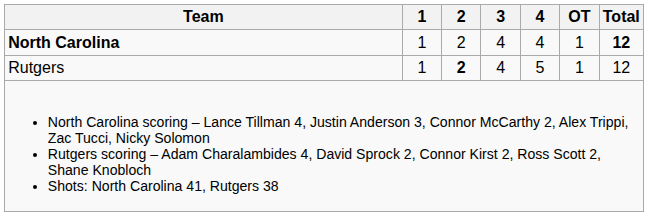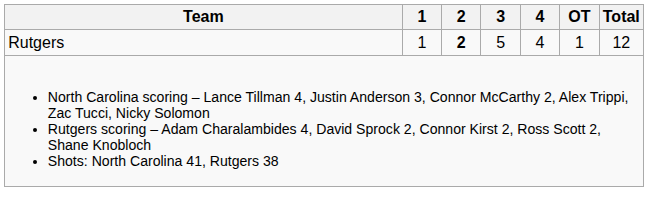- row: (64, 42)
(501, 67) 4 -> (501, 42) 5
(540, 67) 5 -> (540, 42) 4
